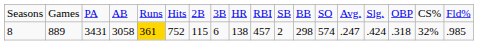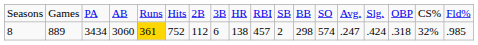(96, 31) 3431 -> (96, 31) 3434
(123, 31) 3058 -> (123, 31) 3060
(200, 31) 115 -> (200, 31) 112
